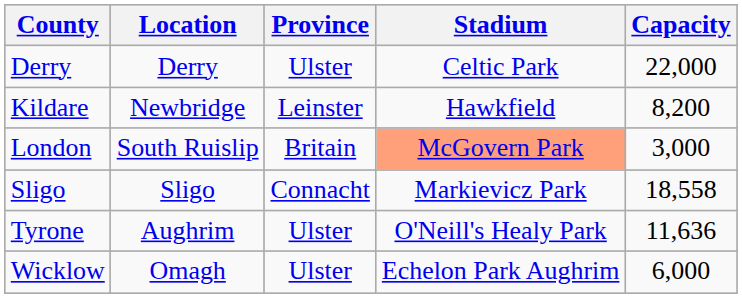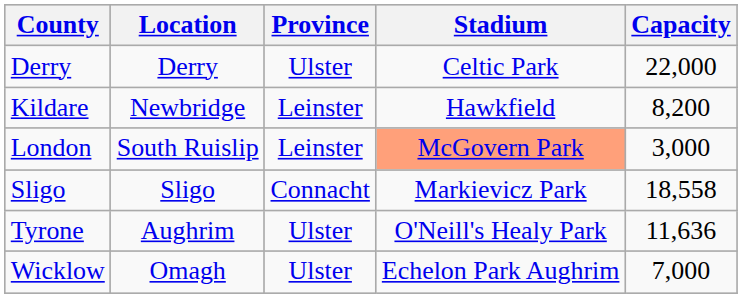(320, 148) Britain -> (320, 148) Leinster
(681, 271) 6,000 -> (681, 271) 7,000
